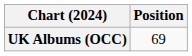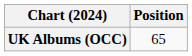(159, 39) 69 -> (159, 39) 65
